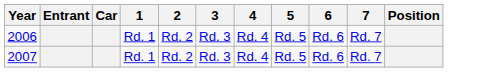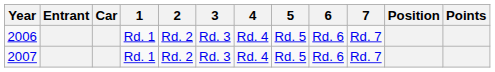+ column: (466, 15)
